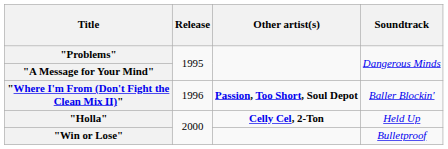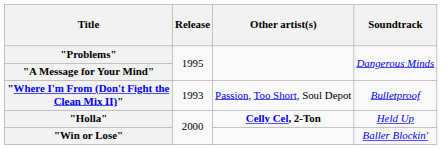(193, 95) 1996 -> (193, 95) 1993
(286, 95) bold -> (283, 95) normal
(402, 95) Baller Blockin' -> (395, 95) Bulletproof
(402, 136) Bulletproof -> (395, 136) Baller Blockin'
